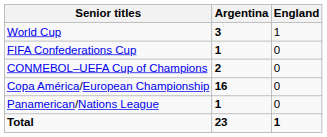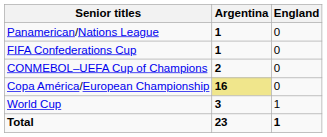rows swapped: (34, 31) <-> (83, 104)
(221, 86) no background -> (221, 86) khaki background
